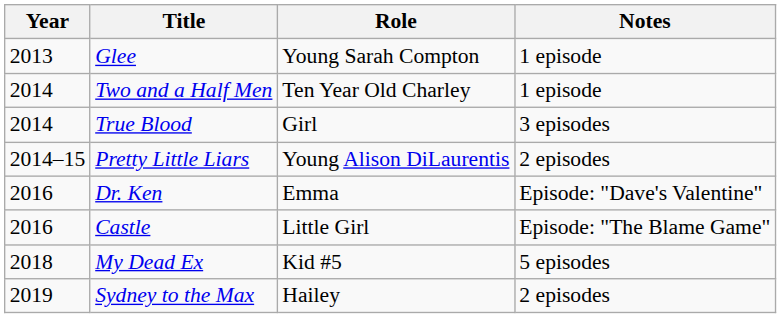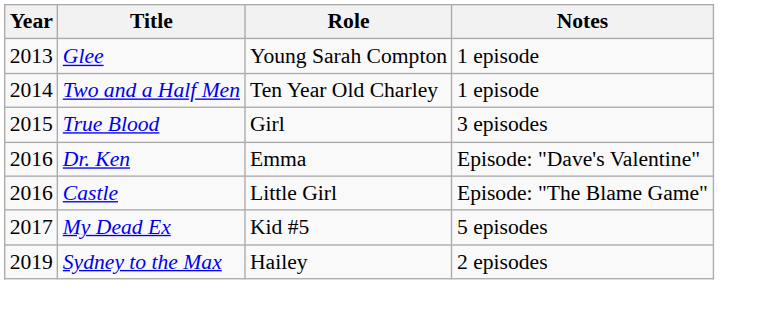(31, 124) 2014 -> (31, 124) 2015
- row: (172, 158)
(31, 261) 2018 -> (31, 227) 2017
